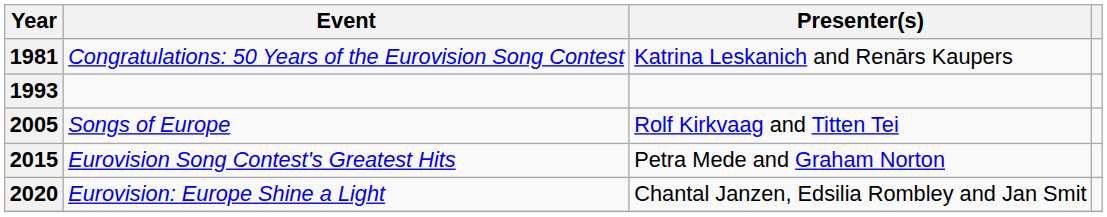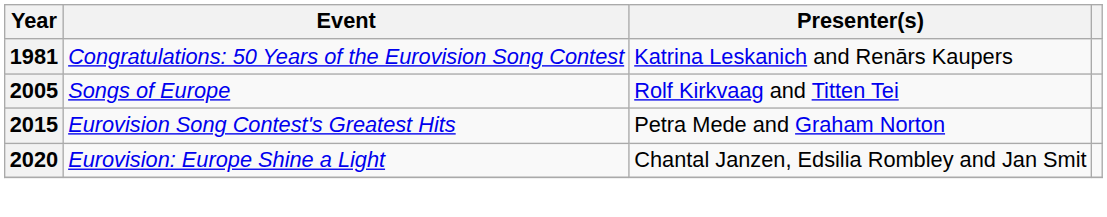- row: (34, 90)
